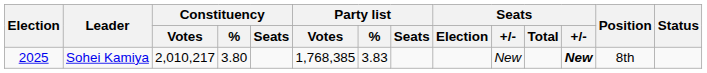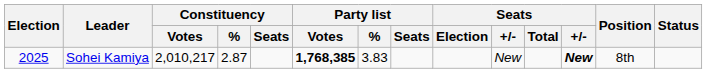(234, 57) 3.80 -> (234, 57) 2.87
(325, 57) normal -> (325, 57) bold
